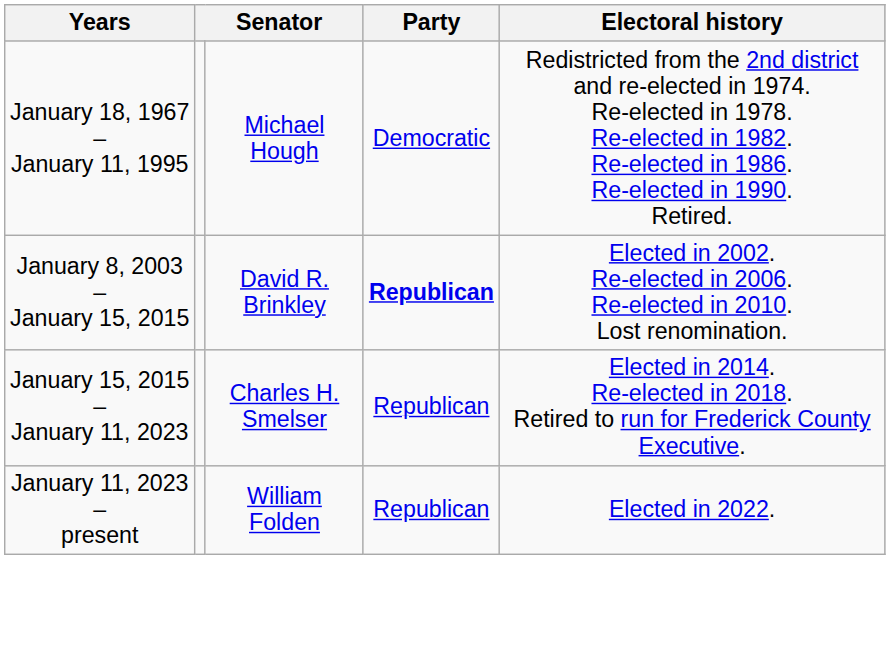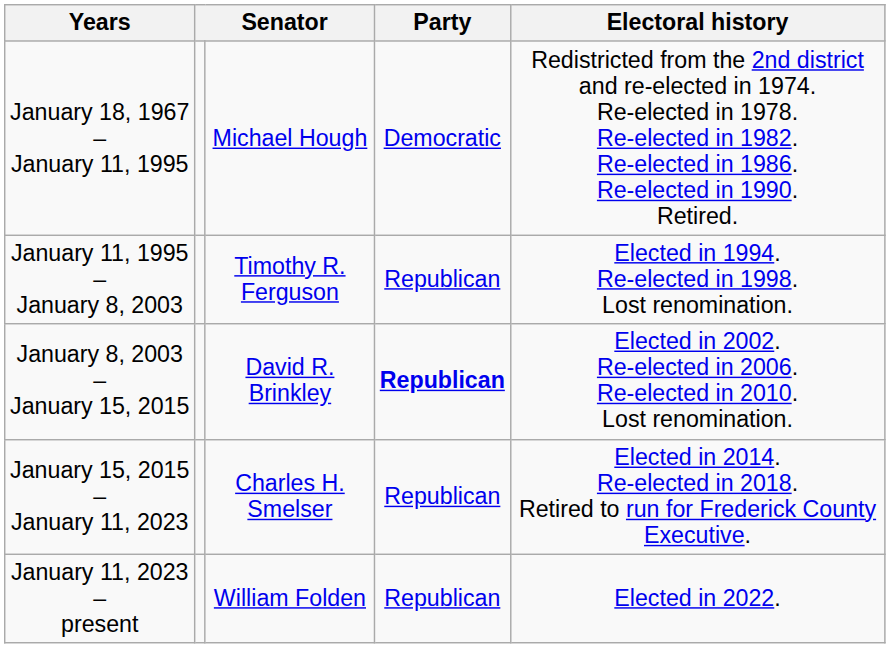+ row: (100, 279)
